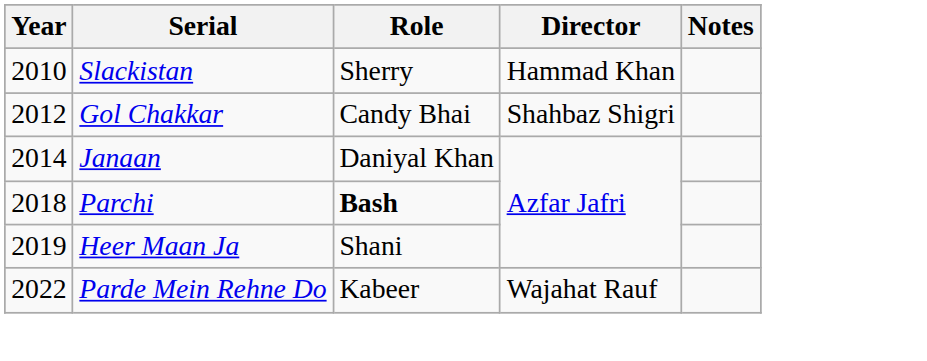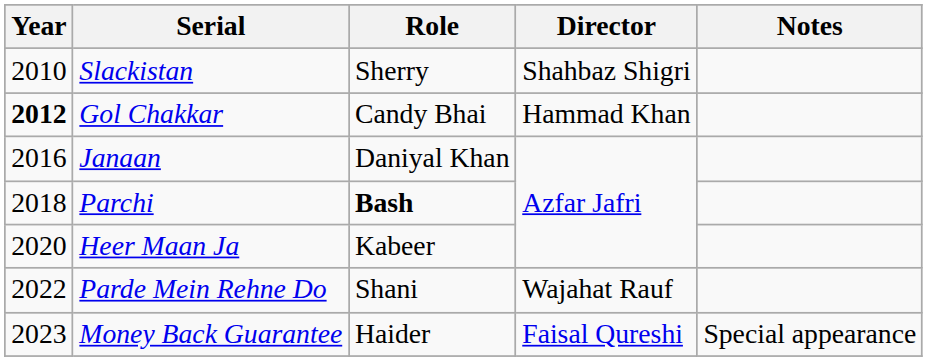(591, 70) Hammad Khan -> (606, 70) Shahbaz Shigri
(39, 114) normal -> (39, 114) bold
(591, 114) Shahbaz Shigri -> (606, 114) Hammad Khan
(39, 158) 2014 -> (39, 158) 2016
(39, 245) 2019 -> (39, 245) 2020
(371, 245) Shani -> (395, 245) Kabeer
(379, 289) Kabeer -> (387, 289) Shani
+ row: (211, 333)
